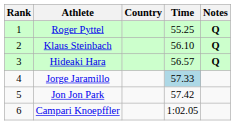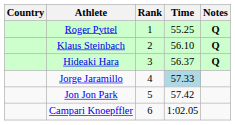columns swapped: (19, 12) <-> (143, 12)
(183, 62) 56.57 -> (183, 62) 56.37
